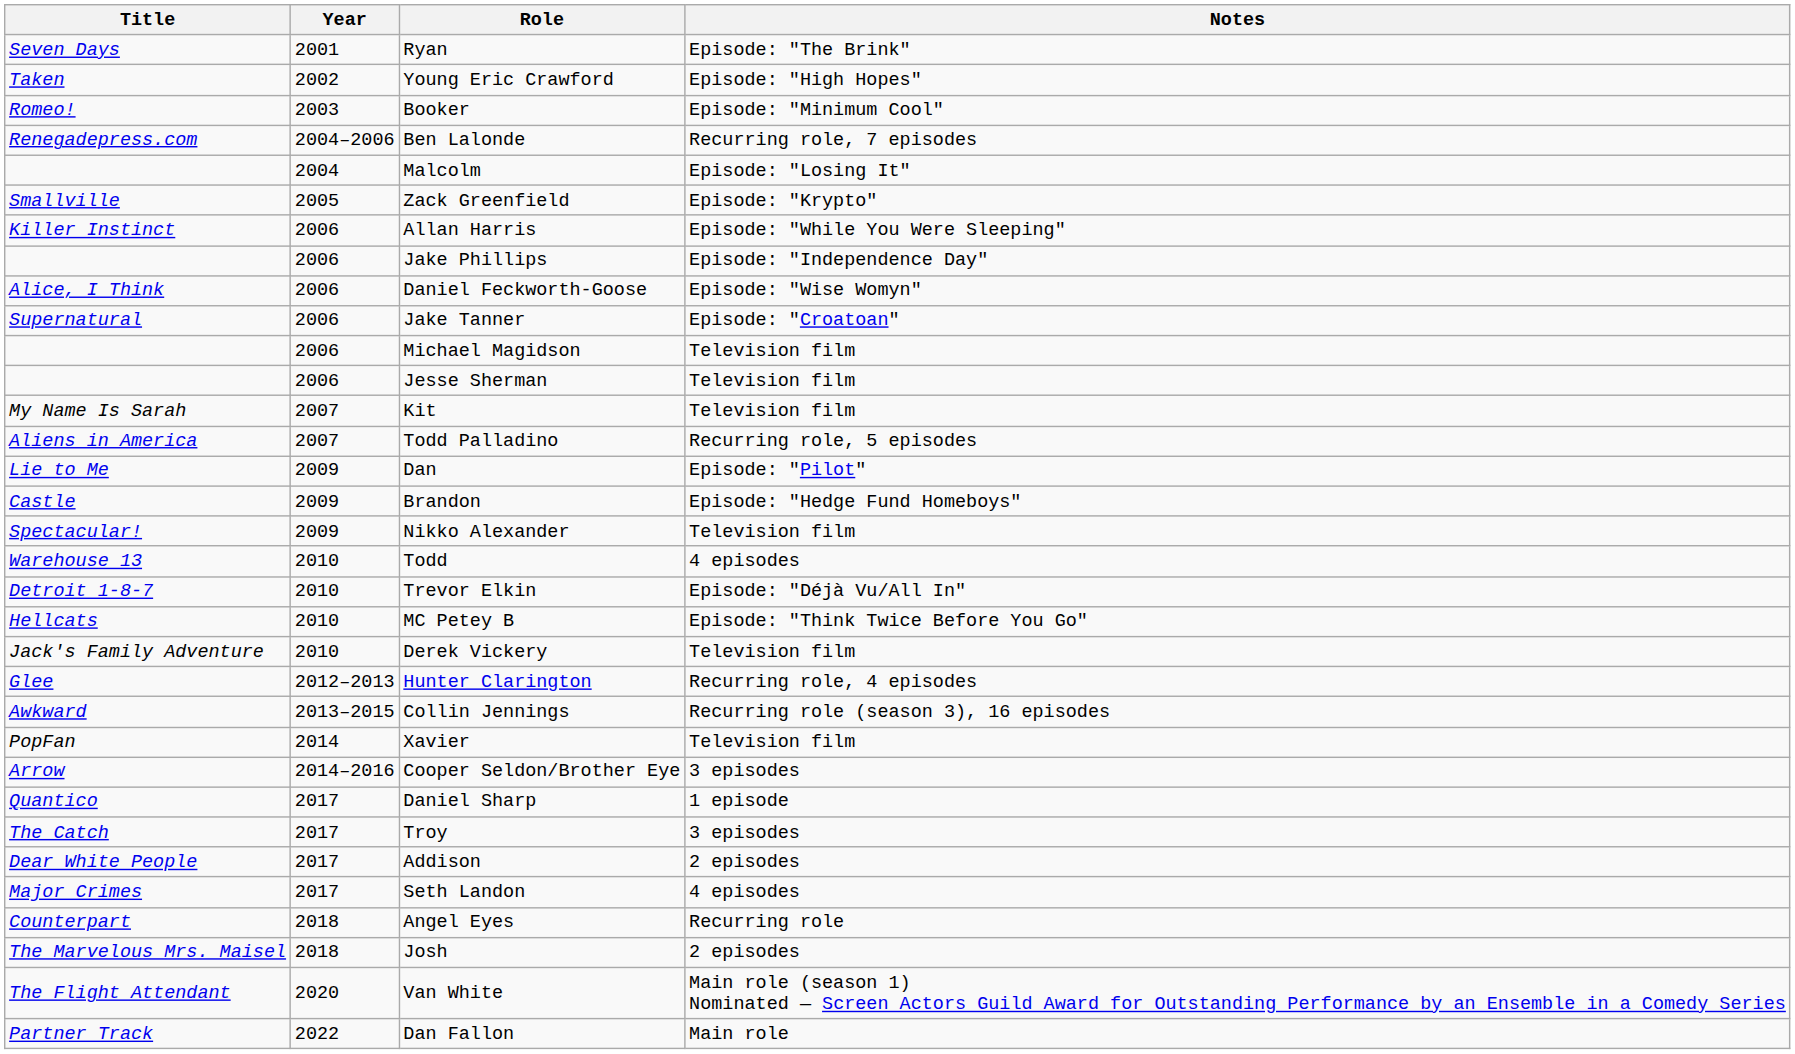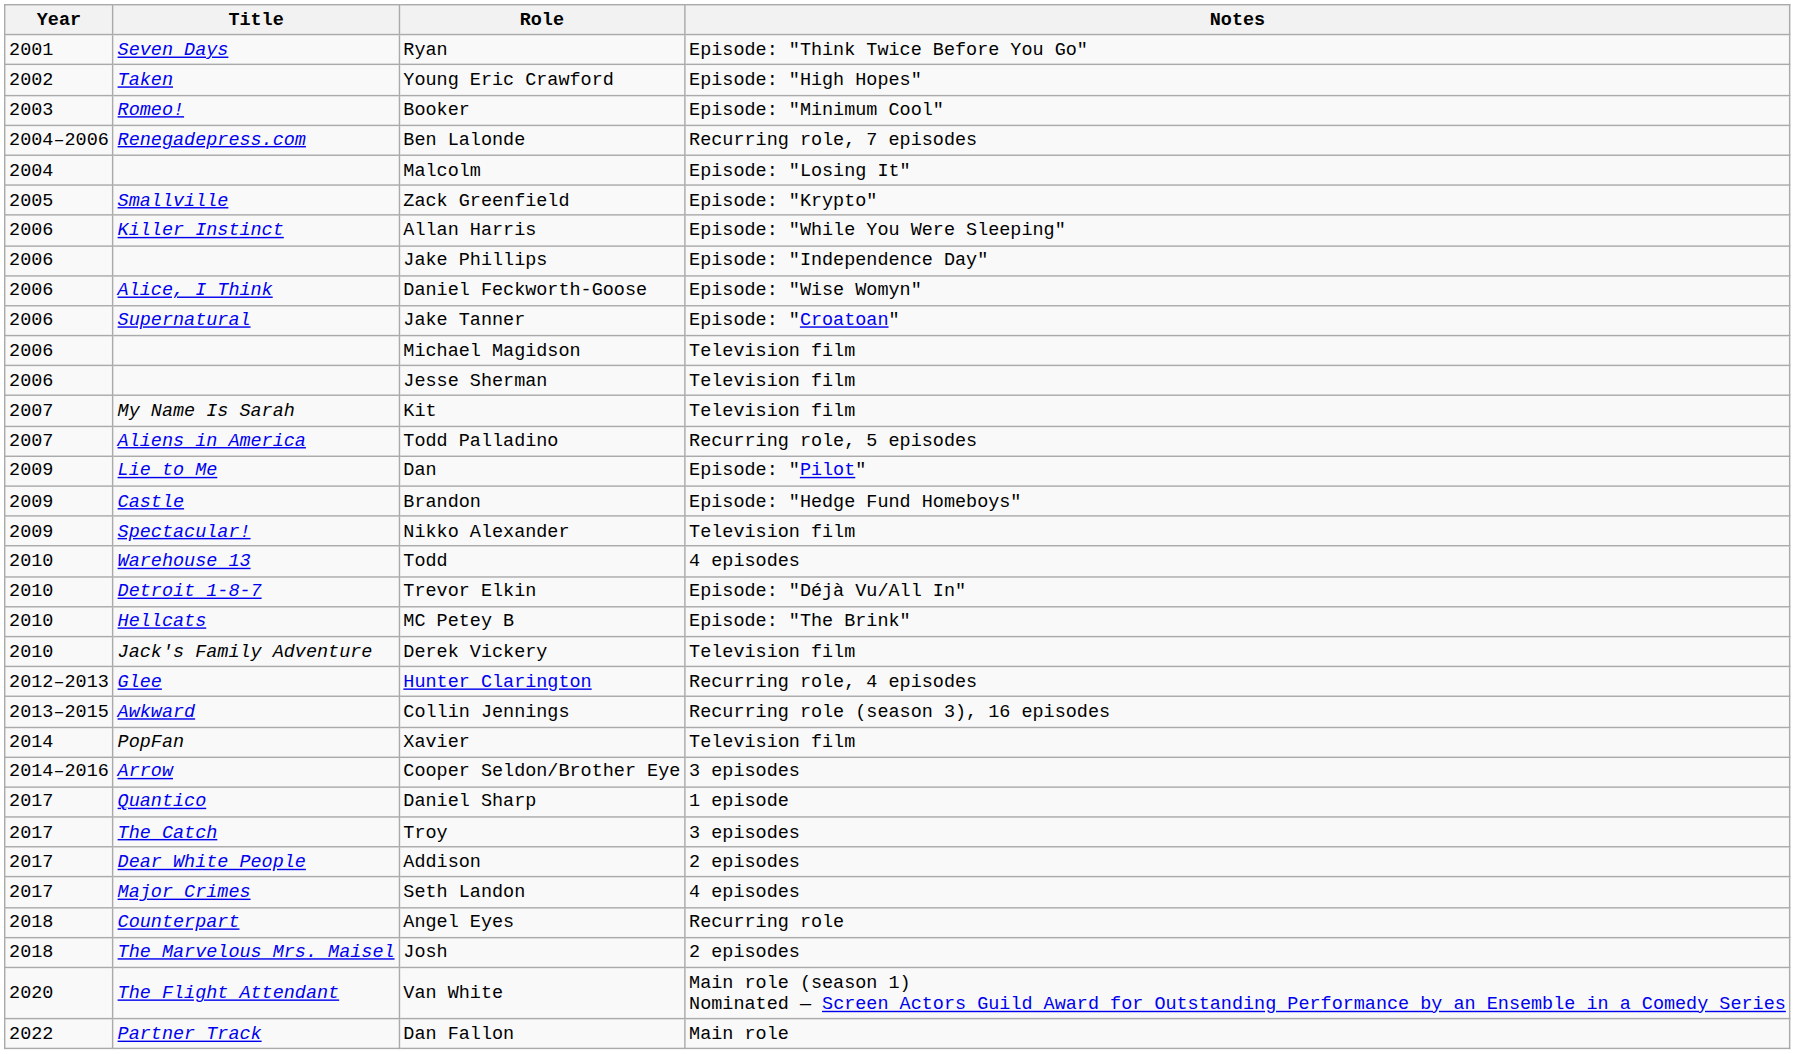columns swapped: (345, 20) <-> (148, 20)
(800, 50) Episode: "The Brink" -> (889, 50) Episode: "Think Twice Before You Go"
(889, 621) Episode: "Think Twice Before You Go" -> (800, 621) Episode: "The Brink"
